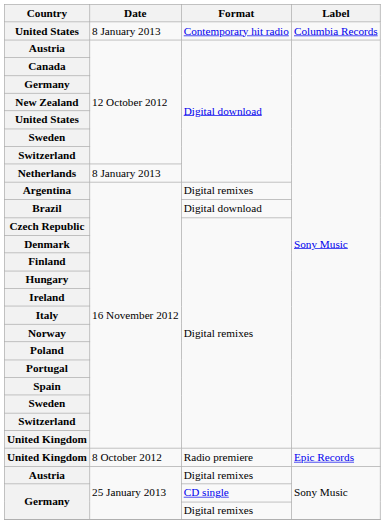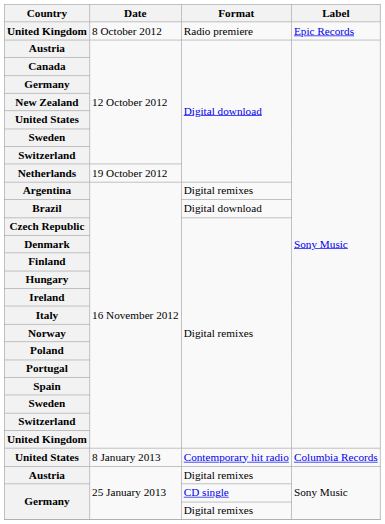rows swapped: (47, 457) <-> (47, 31)
(126, 173) 8 January 2013 -> (130, 173) 19 October 2012
